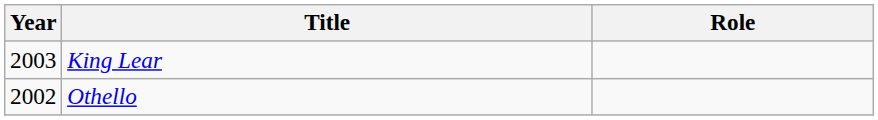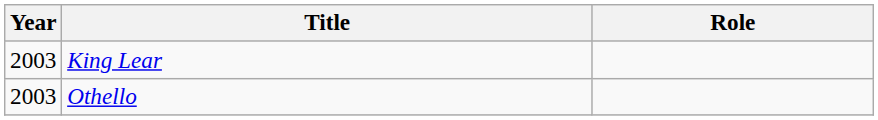(33, 96) 2002 -> (33, 96) 2003
